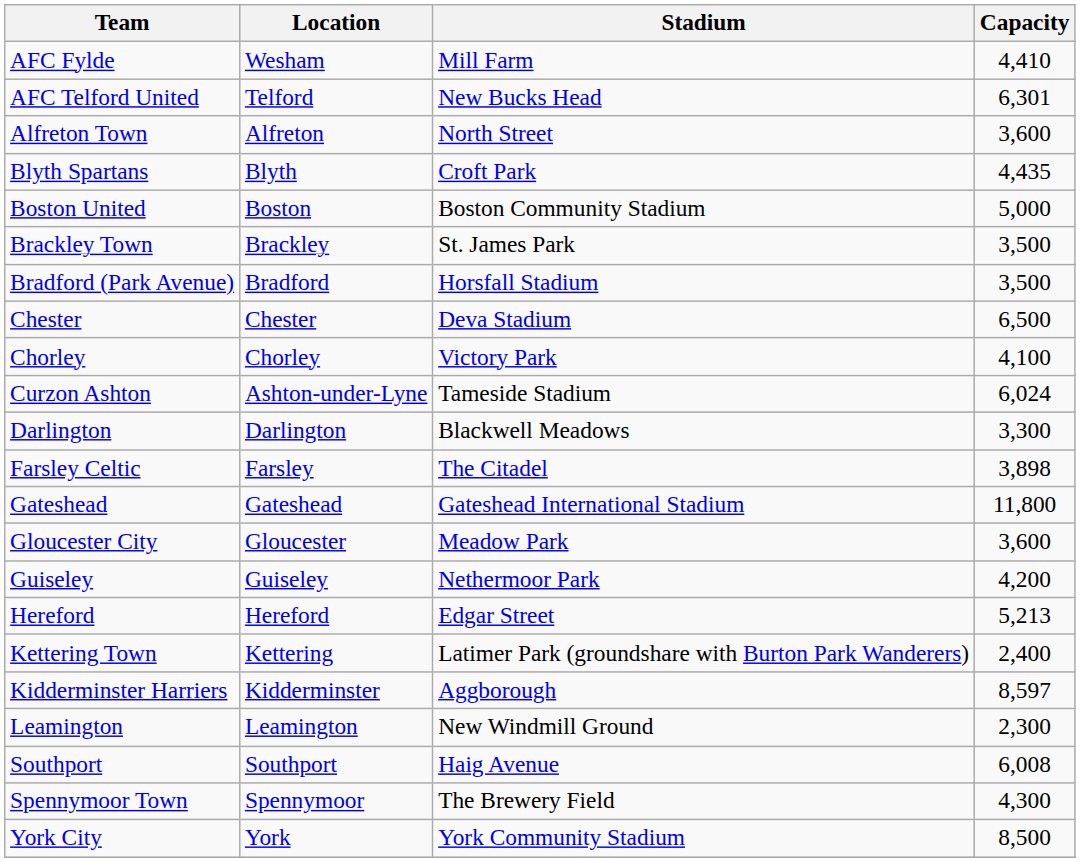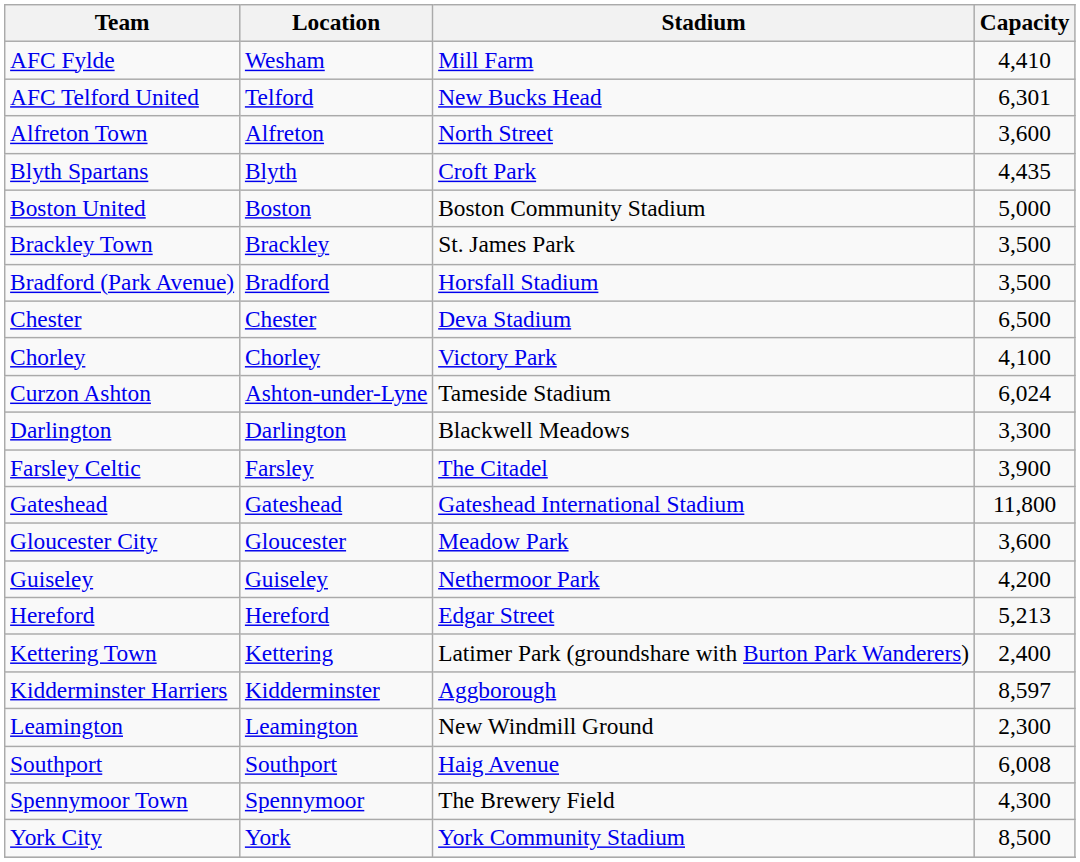(1025, 467) 3,898 -> (1025, 467) 3,900
